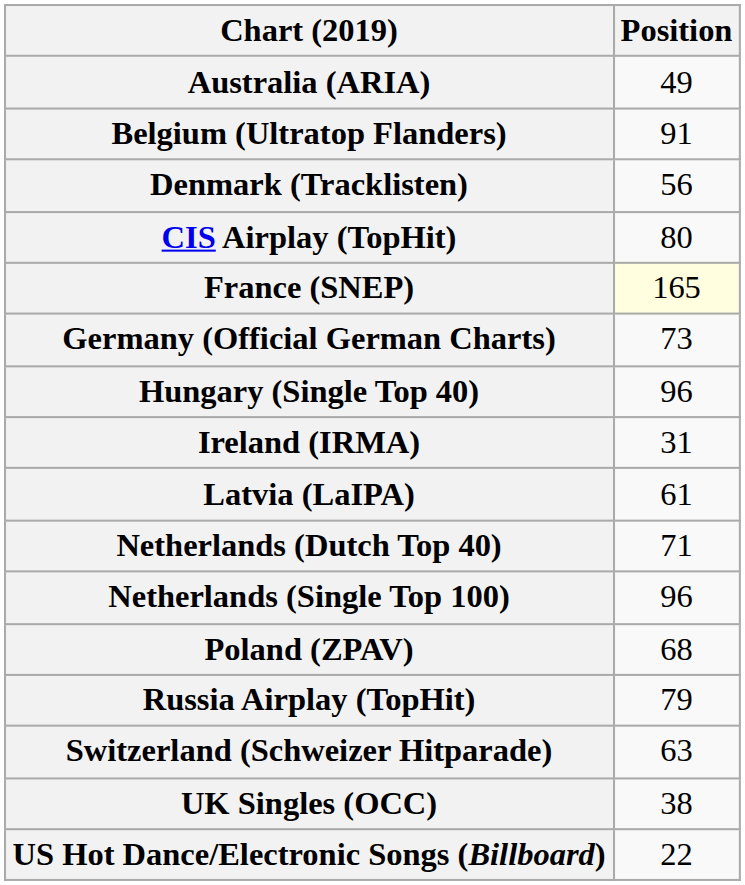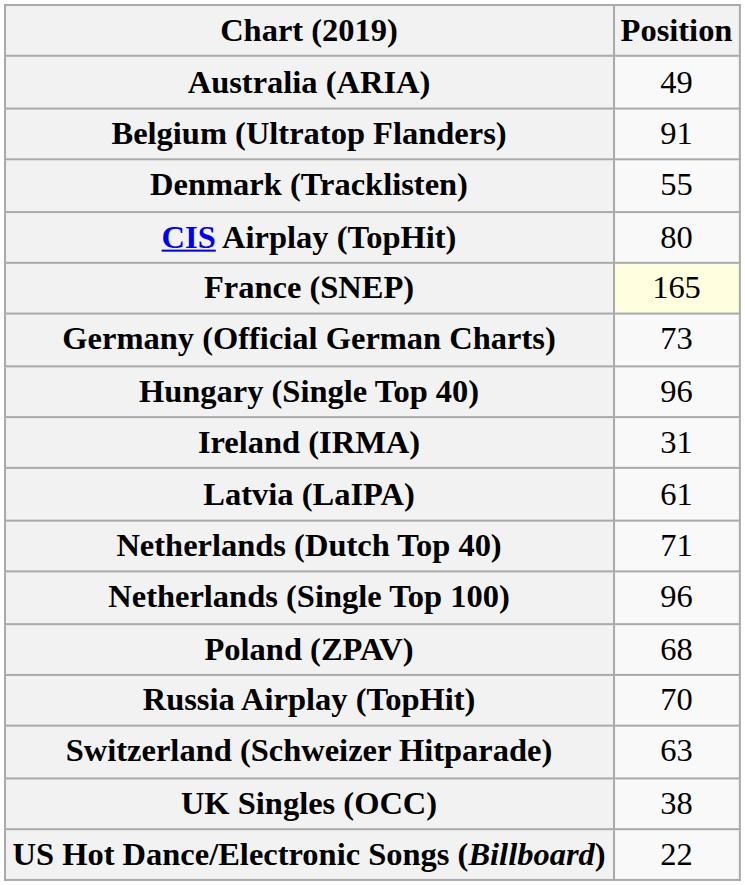(677, 184) 56 -> (677, 184) 55
(677, 699) 79 -> (677, 699) 70
